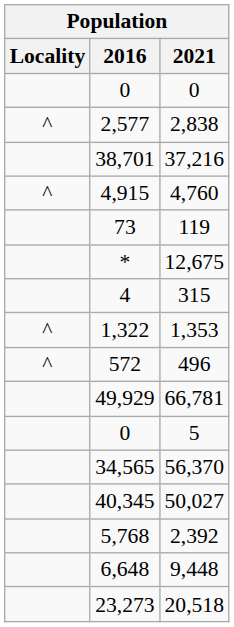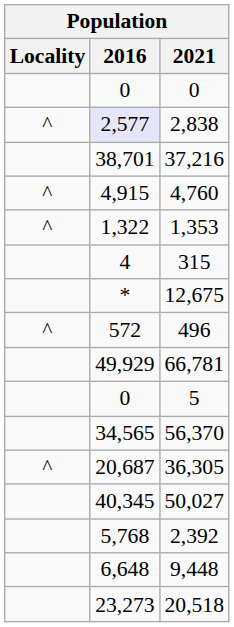(125, 124) no background -> (125, 124) lavender background
- row: (194, 227)
rows swapped: (194, 329) <-> (194, 261)
+ row: (194, 466)
